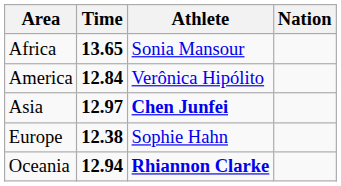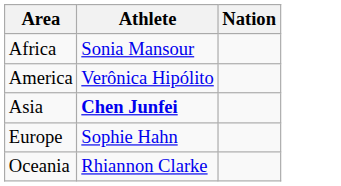- column: (102, 19)
(200, 166) bold -> (144, 166) normal
